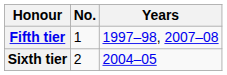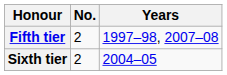(78, 37) 1 -> (78, 37) 2
